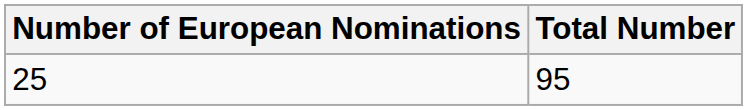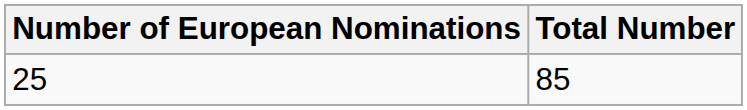(553, 79) 95 -> (553, 79) 85
